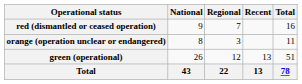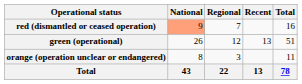(200, 27) no background -> (200, 27) lightsalmon background
rows swapped: (86, 42) <-> (86, 57)
